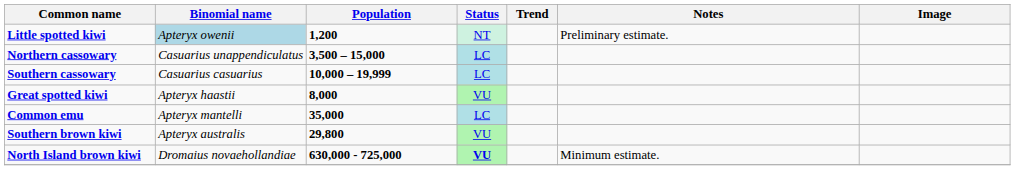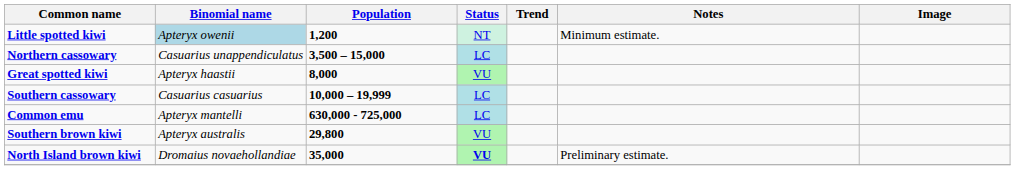(614, 34) Preliminary estimate. -> (610, 34) Minimum estimate.
rows swapped: (57, 94) <-> (62, 74)
(326, 114) 35,000 -> (355, 114) 630,000 - 725,000
(355, 154) 630,000 - 725,000 -> (326, 154) 35,000
(610, 154) Minimum estimate. -> (614, 154) Preliminary estimate.
